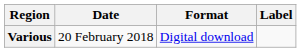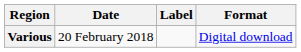columns swapped: (207, 15) <-> (276, 15)
